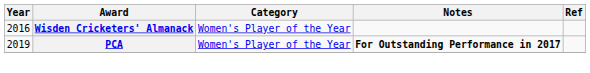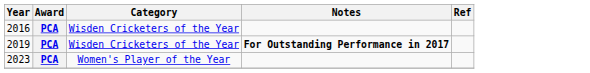(114, 28) Wisden Cricketers' Almanack -> (49, 28) PCA
(274, 28) Women's Player of the Year -> (154, 28) Wisden Cricketers of the Year
(274, 44) Women's Player of the Year -> (154, 44) Wisden Cricketers of the Year
+ row: (18, 60)
